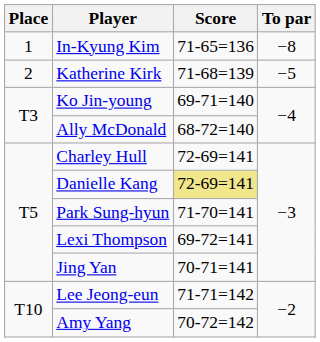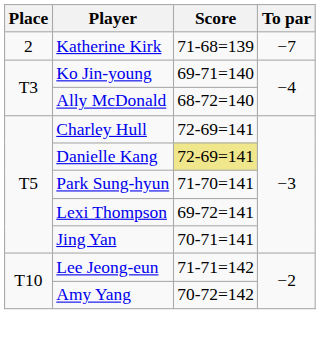- row: (108, 45)
(287, 73) −5 -> (287, 45) −7
